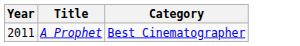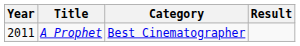+ column: (271, 14)
